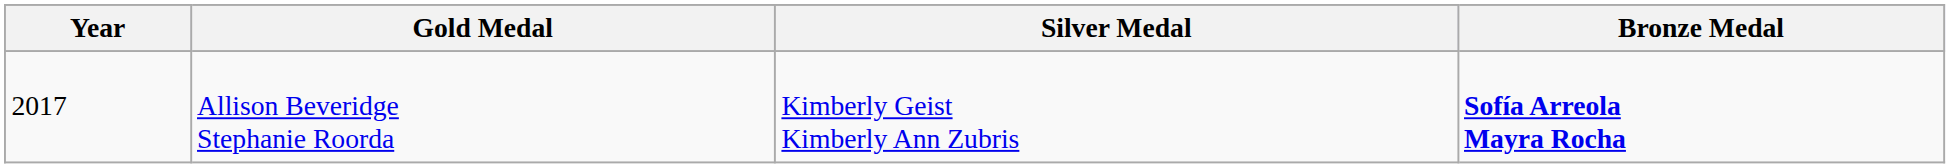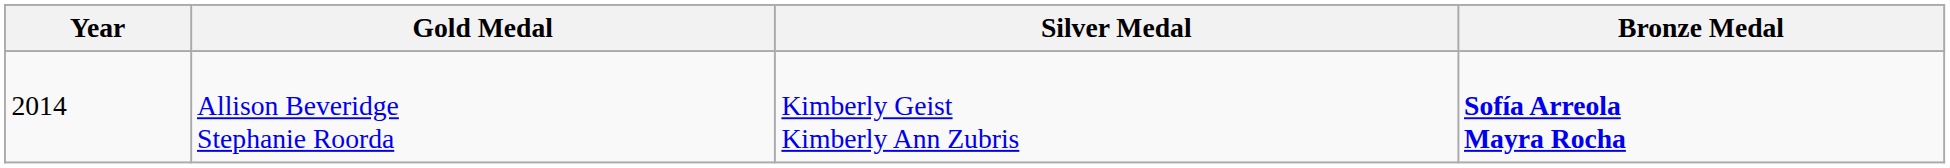(39, 105) 2017 -> (39, 105) 2014
